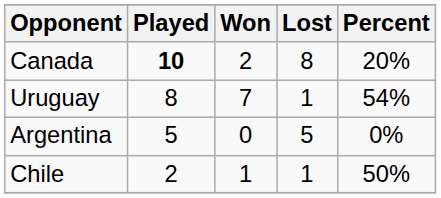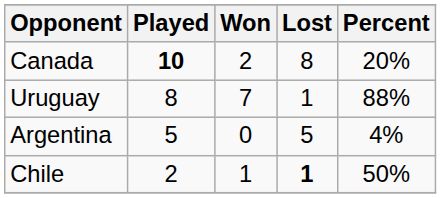(386, 98) 54% -> (386, 98) 88%
(386, 135) 0% -> (386, 135) 4%
(307, 173) normal -> (307, 173) bold
